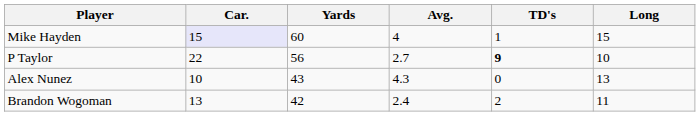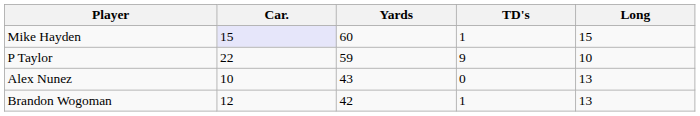- column: (440, 15)
(297, 57) 56 -> (346, 57) 59
(498, 57) bold -> (462, 57) normal
(195, 100) 13 -> (227, 100) 12
(498, 100) 2 -> (462, 100) 1
(603, 100) 11 -> (585, 100) 13
